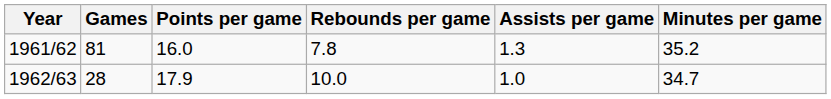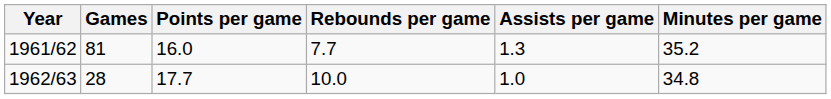(324, 49) 7.8 -> (324, 49) 7.7
(175, 78) 17.9 -> (175, 78) 17.7
(681, 78) 34.7 -> (681, 78) 34.8
